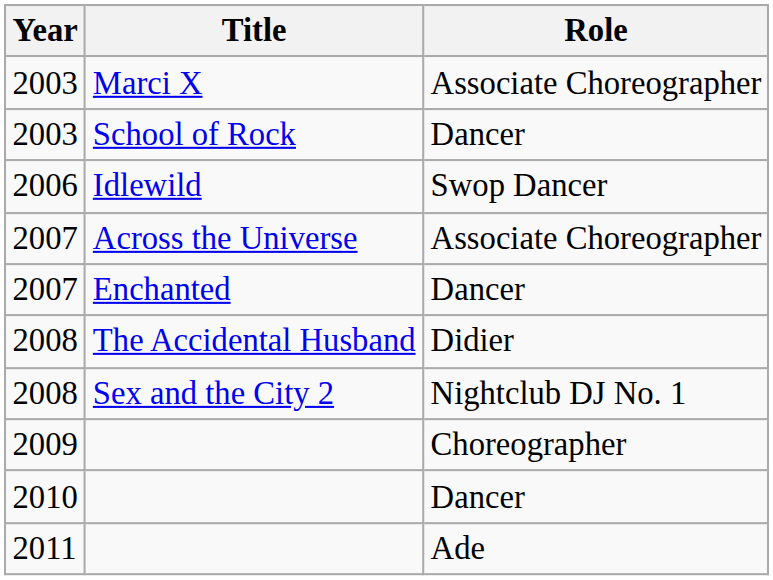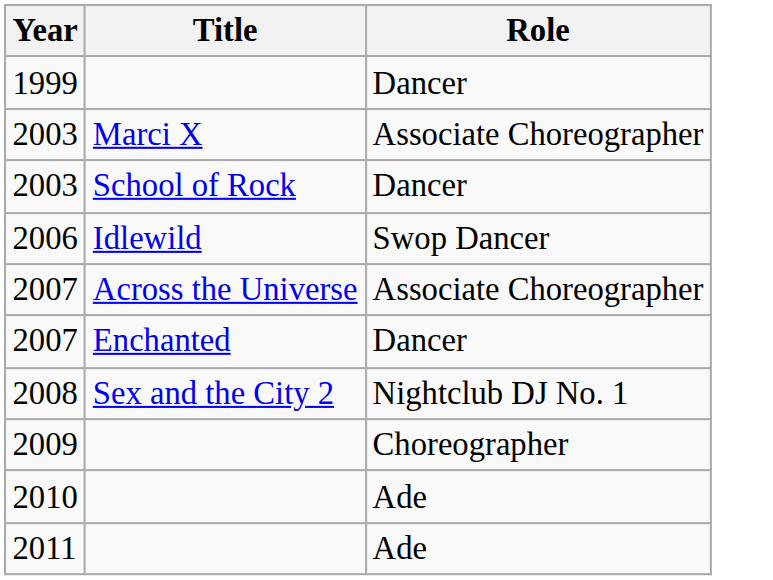+ row: (45, 82)
- row: (45, 340)
(478, 496) Dancer -> (400, 496) Ade
